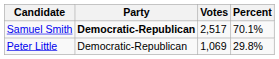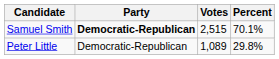(213, 29) 2,517 -> (213, 29) 2,515
(213, 46) 1,069 -> (213, 46) 1,089
